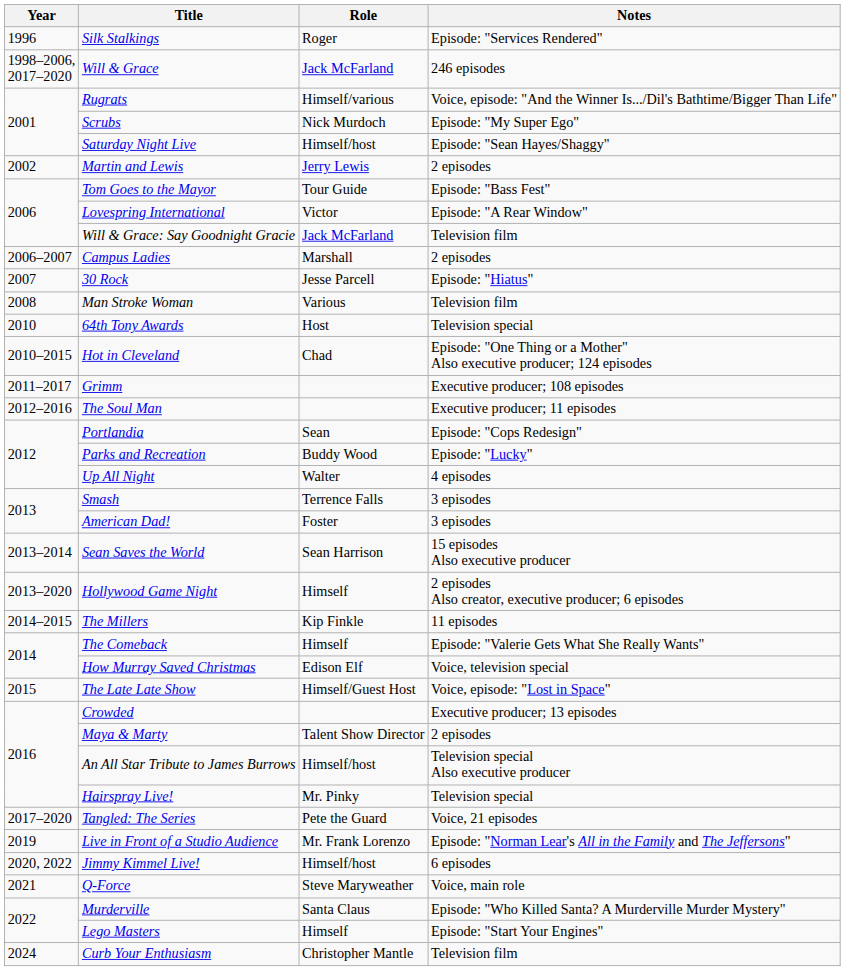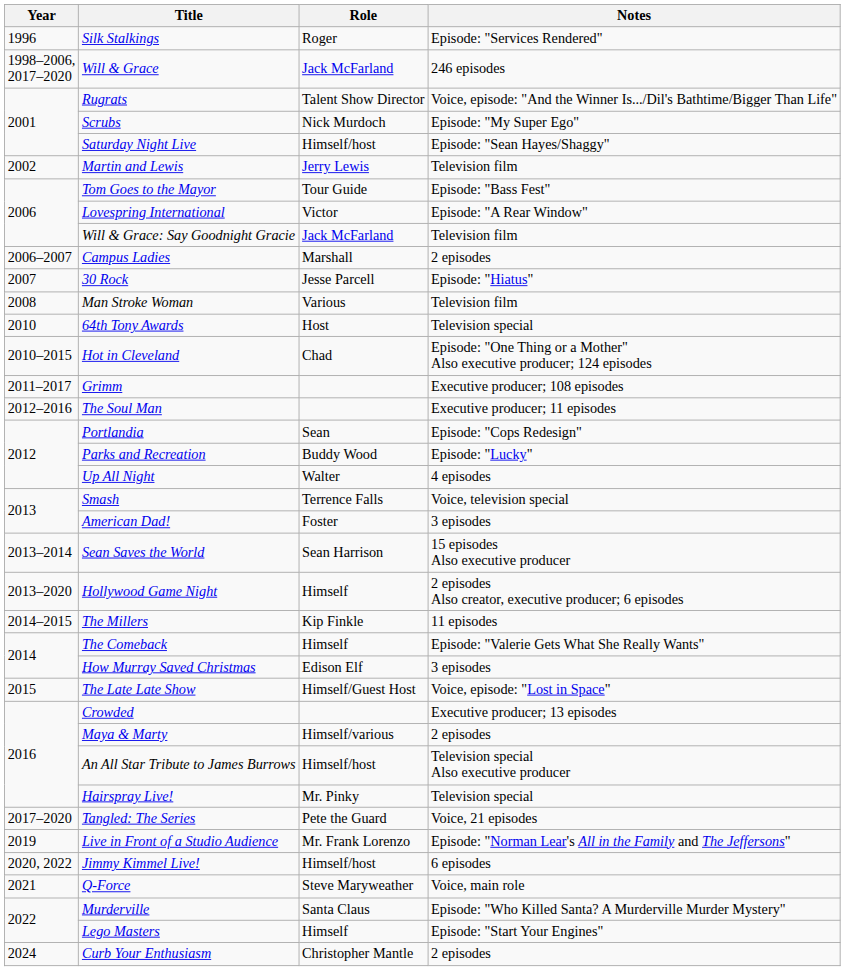(348, 99) Himself/various -> (363, 99) Talent Show Director
(461, 167) 2 episodes -> (474, 167) Television film
(461, 499) 3 episodes -> (500, 499) Voice, television special
(500, 667) Voice, television special -> (461, 667) 3 episodes
(363, 734) Talent Show Director -> (348, 734) Himself/various
(474, 954) Television film -> (461, 954) 2 episodes
